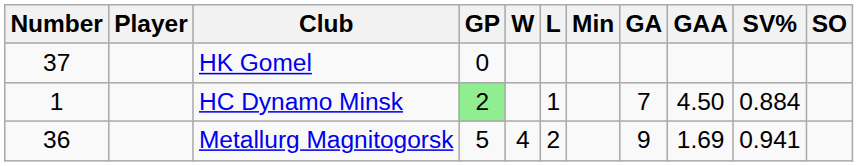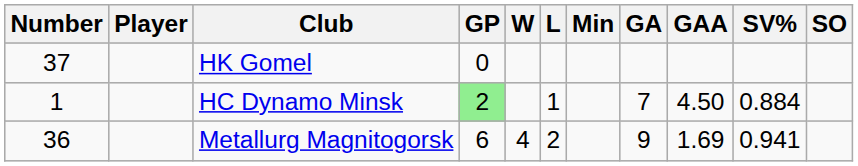(482, 140) 5 -> (482, 140) 6
